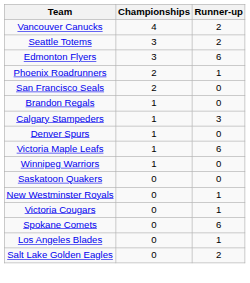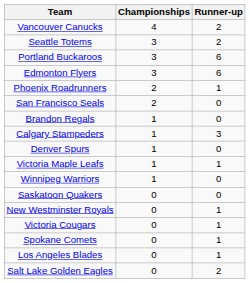+ row: (60, 57)
(219, 149) 6 -> (219, 164) 1
(219, 225) 6 -> (219, 240) 1
